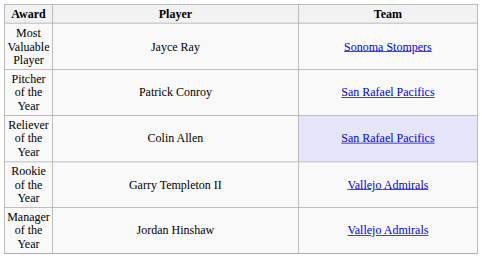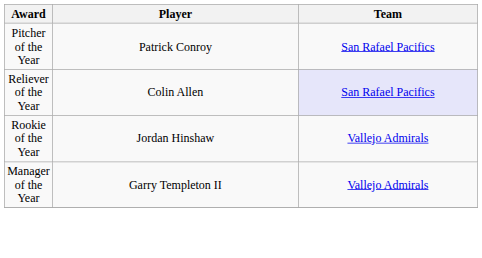- row: (28, 46)
(175, 184) Garry Templeton II -> (175, 138) Jordan Hinshaw
(175, 230) Jordan Hinshaw -> (175, 184) Garry Templeton II
